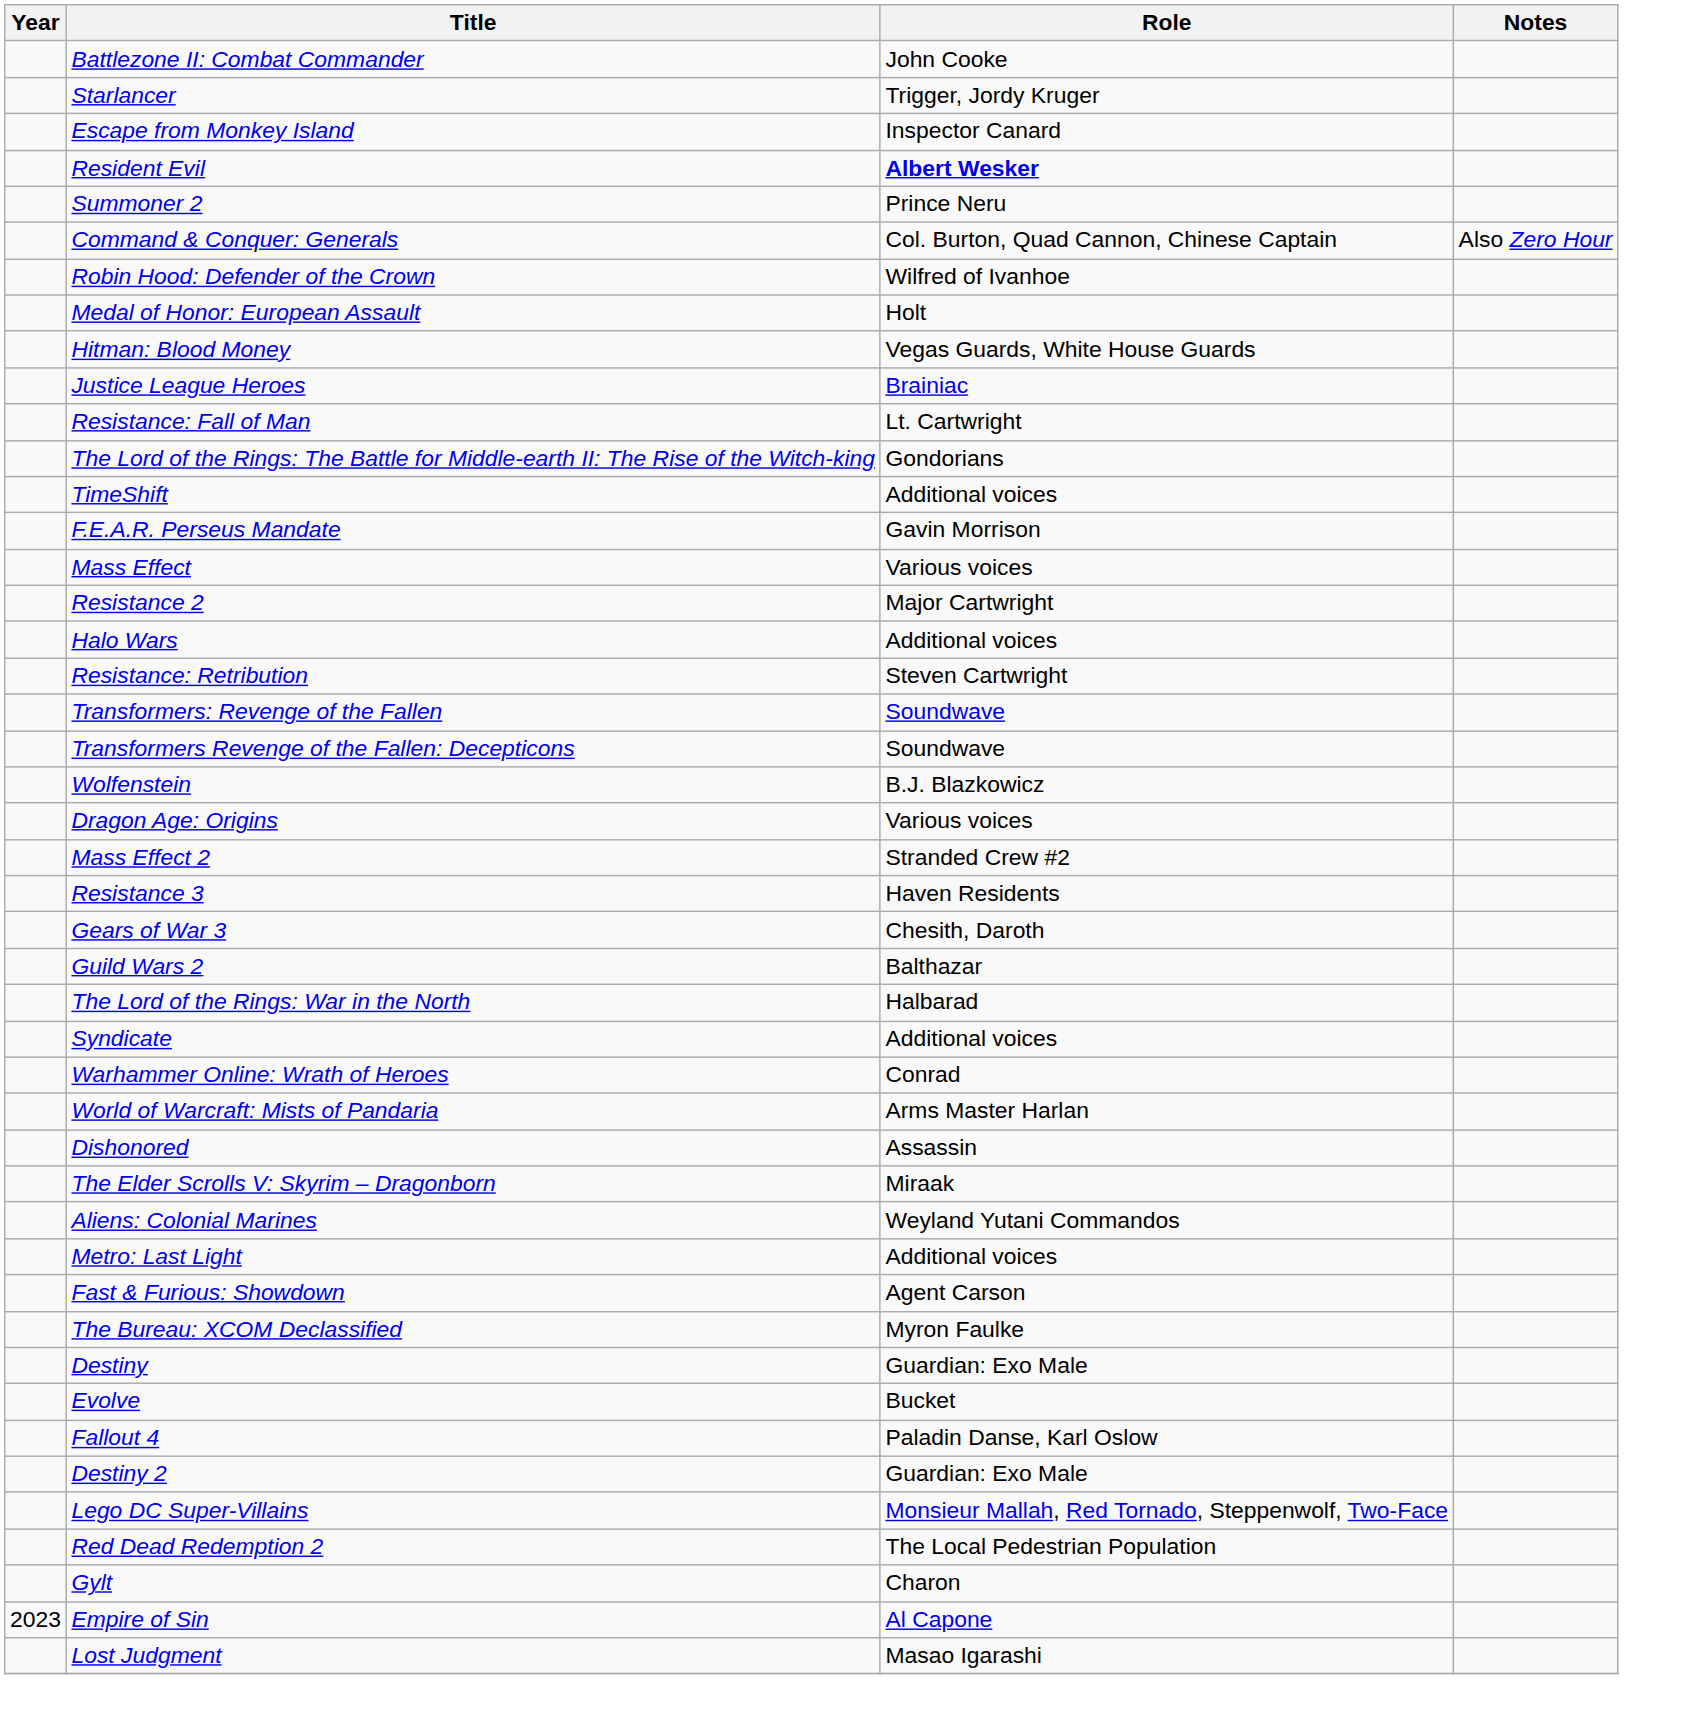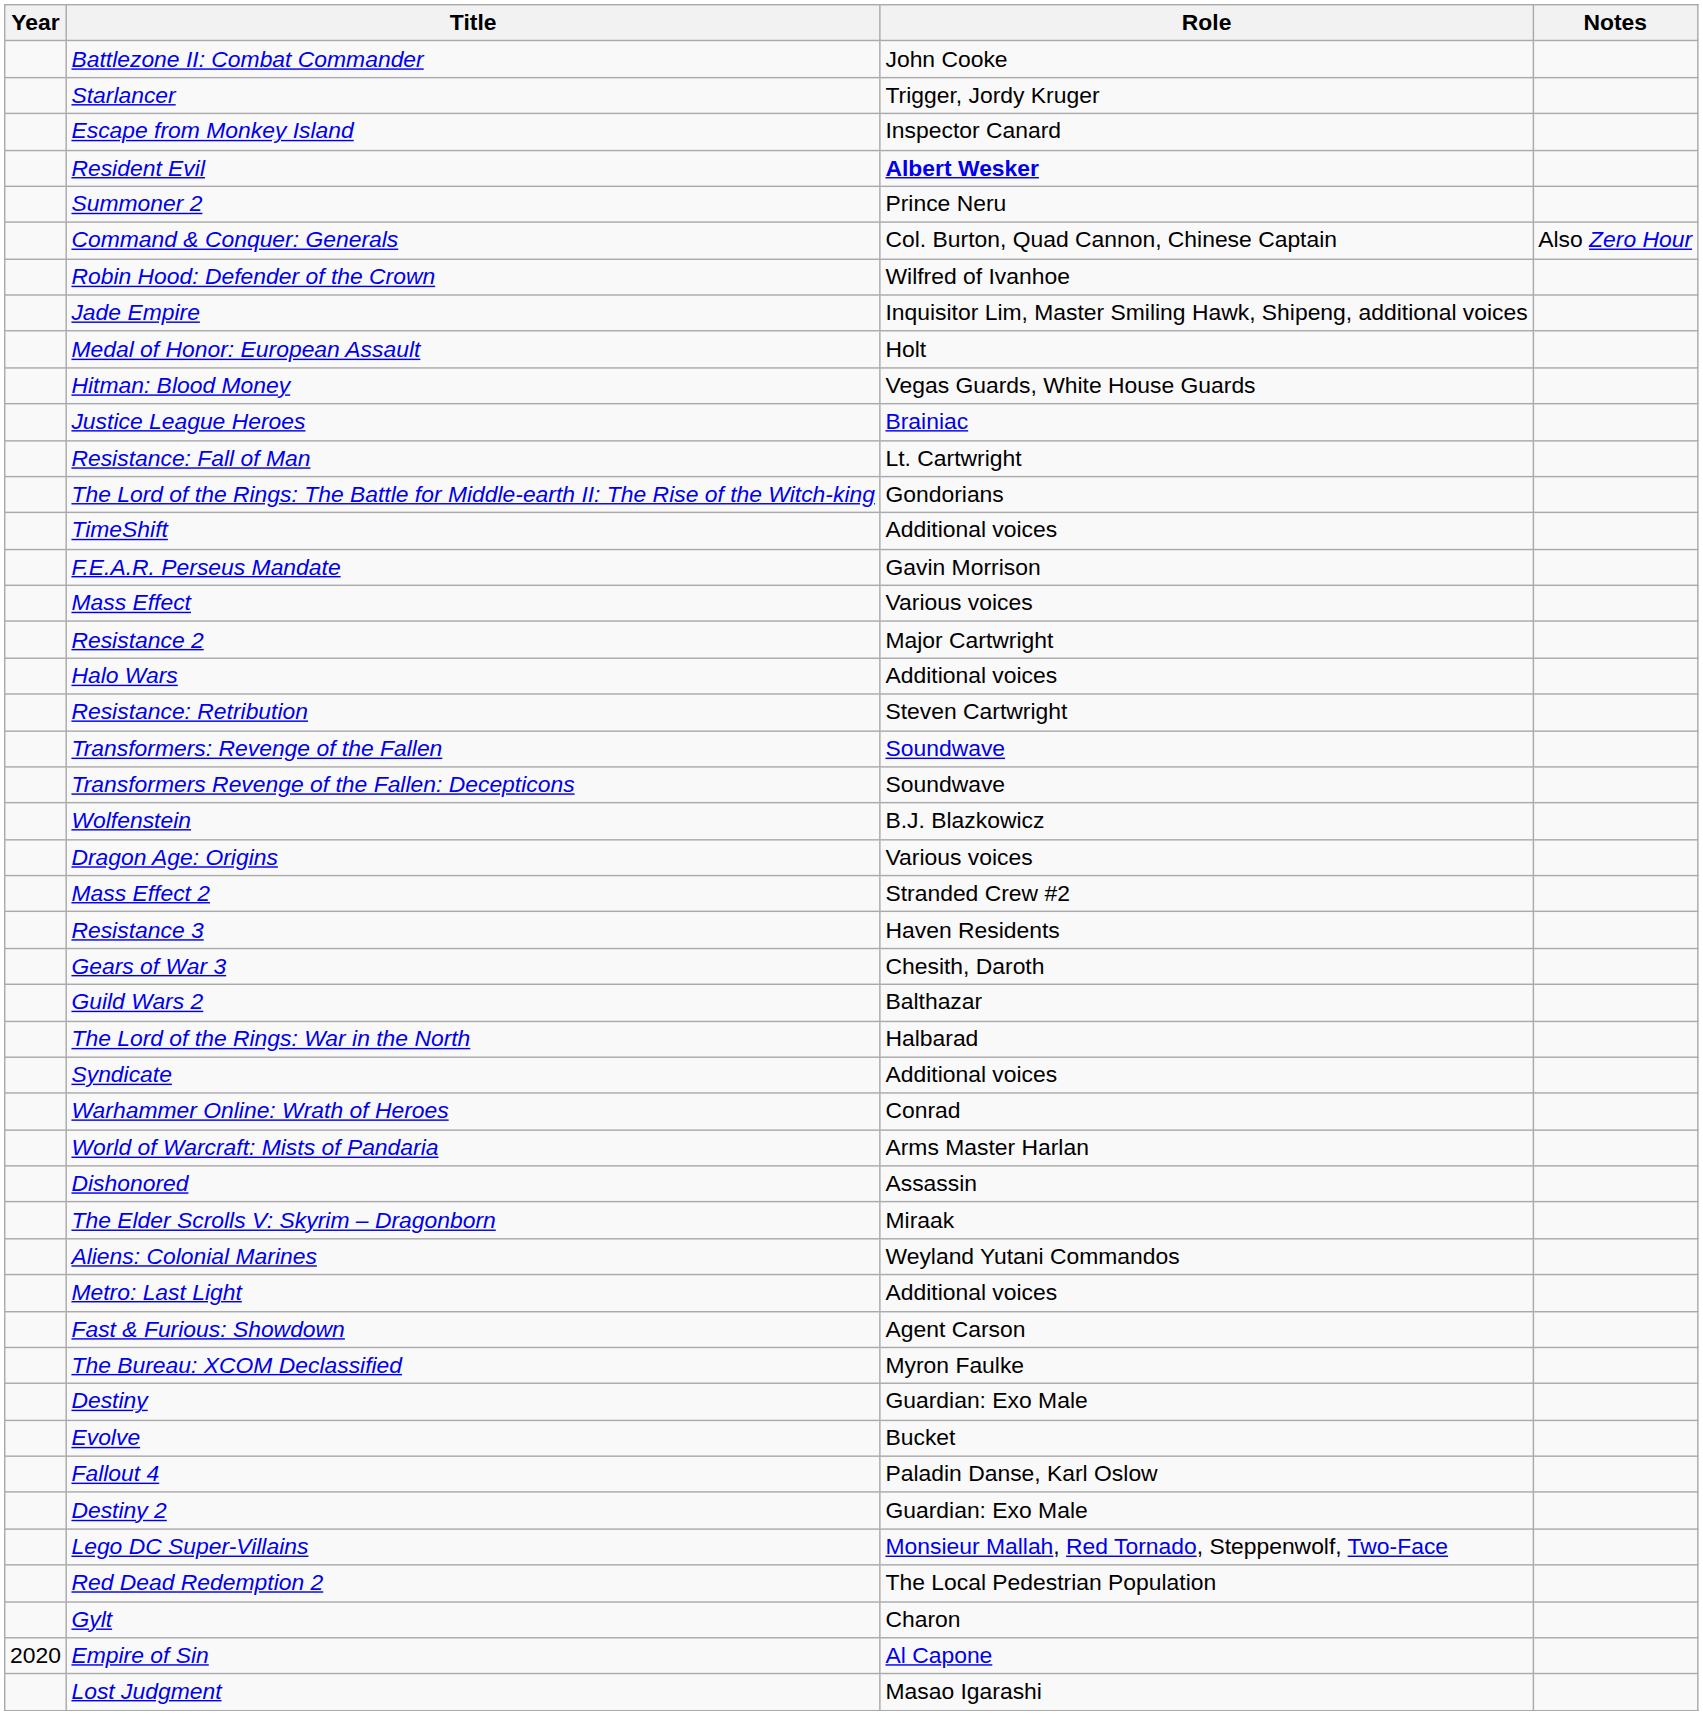+ row: (136, 312)
(35, 1619) 2023 -> (35, 1655) 2020
